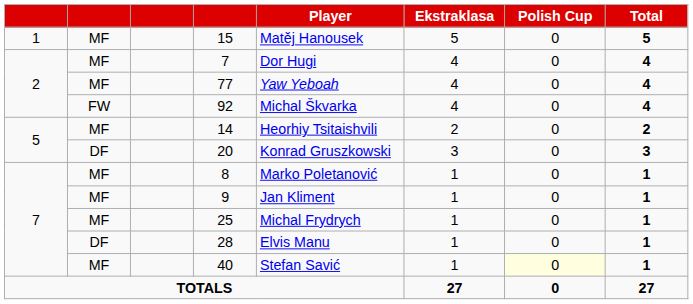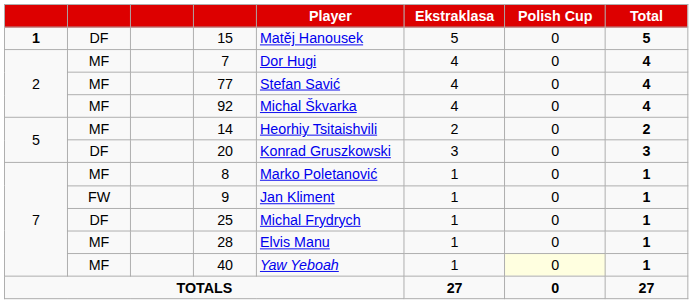(36, 39) normal -> (36, 39) bold
(99, 39) MF -> (99, 39) DF
(299, 84) Yaw Yeboah -> (300, 84) Stefan Savić
(99, 106) FW -> (99, 106) MF
(99, 197) MF -> (99, 197) FW
(99, 220) MF -> (99, 220) DF
(99, 242) DF -> (99, 242) MF
(300, 265) Stefan Savić -> (299, 265) Yaw Yeboah
